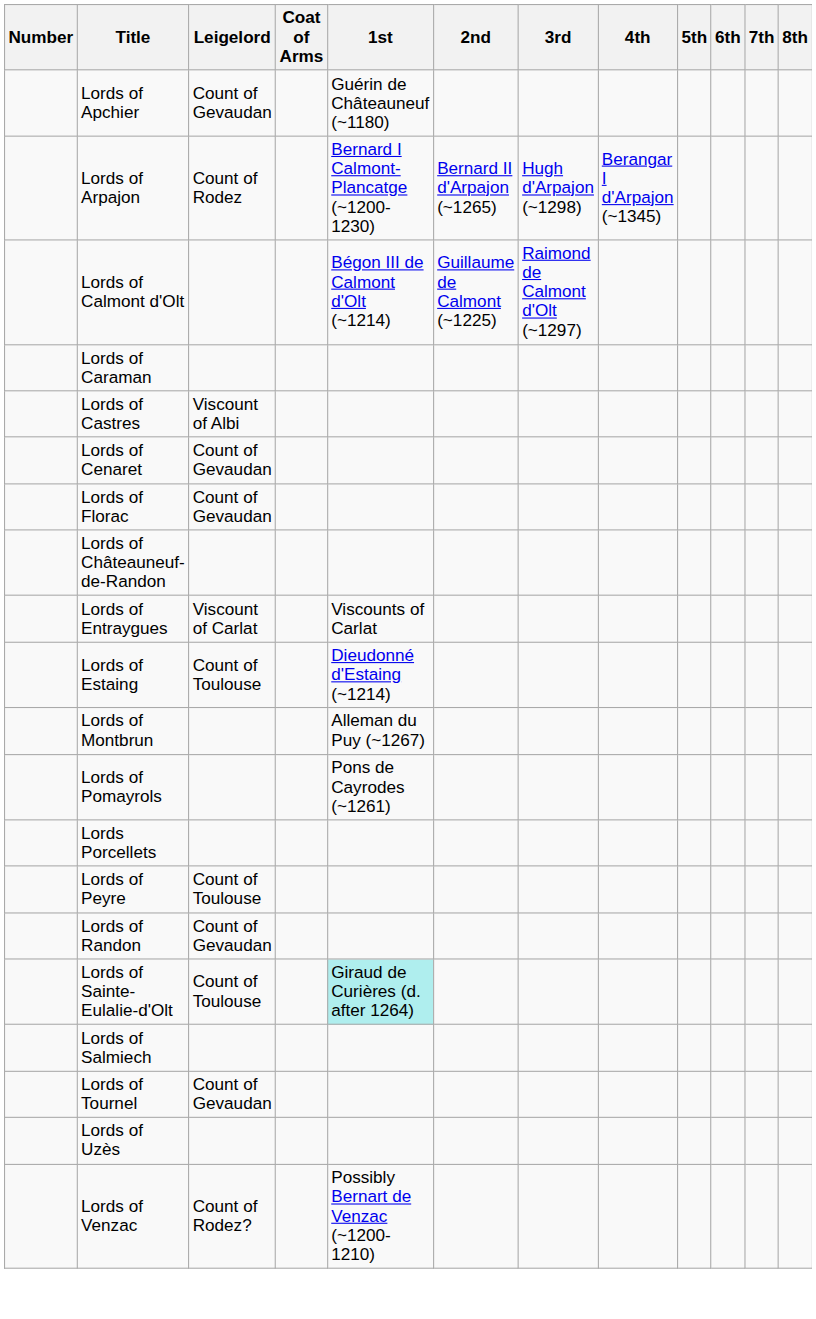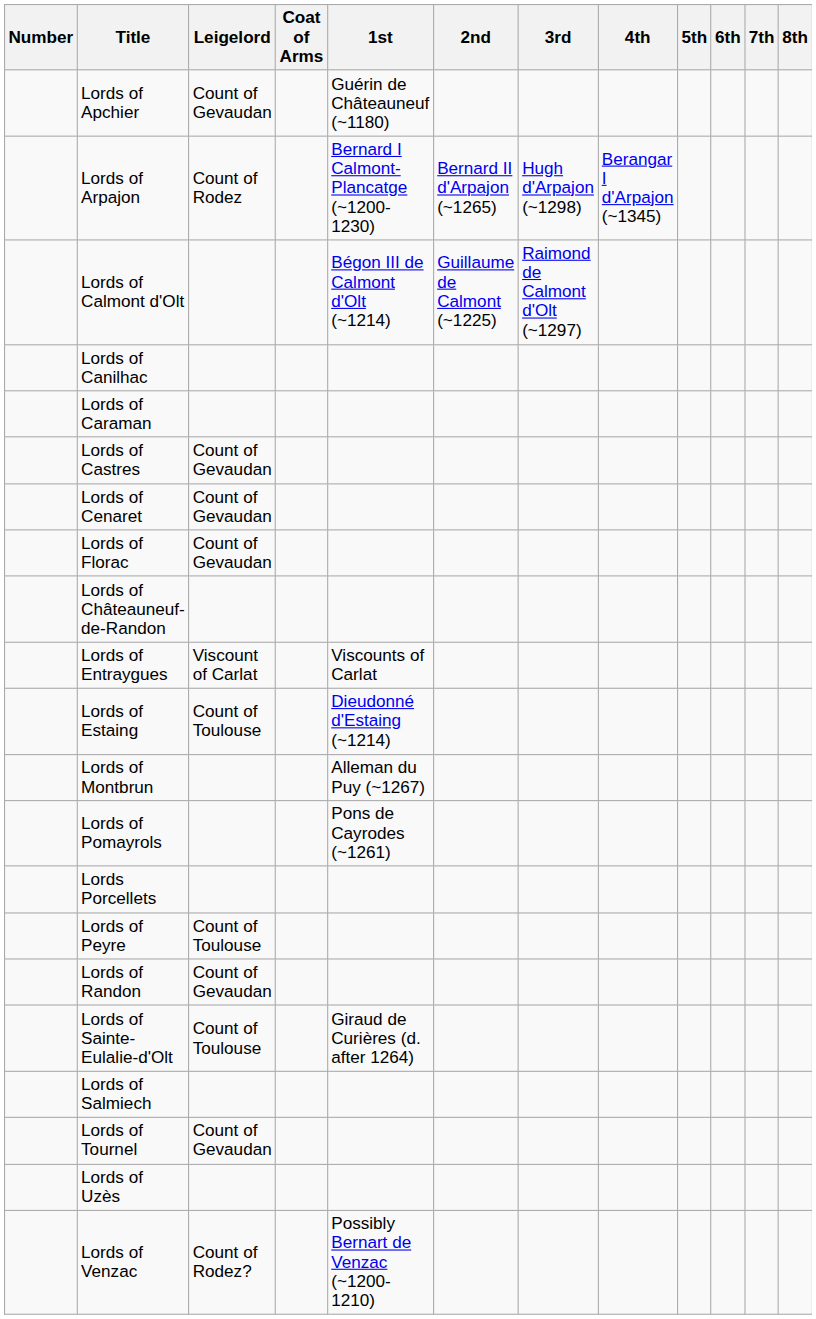+ row: (114, 367)
(225, 413) Viscount of Albi -> (232, 460) Count of Gevaudan
(376, 991) paleturquoise background -> (376, 1038) no background
